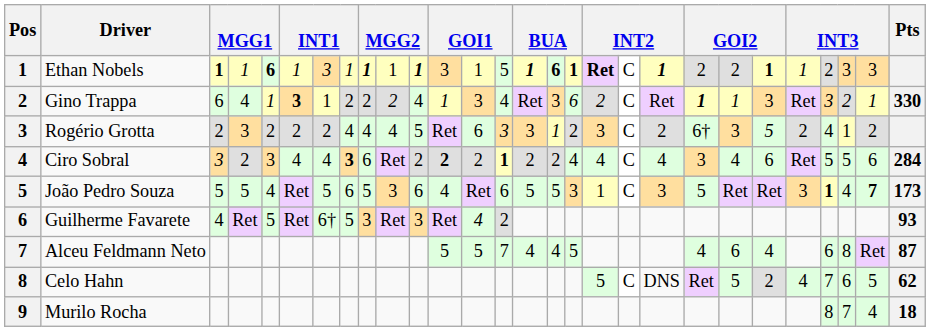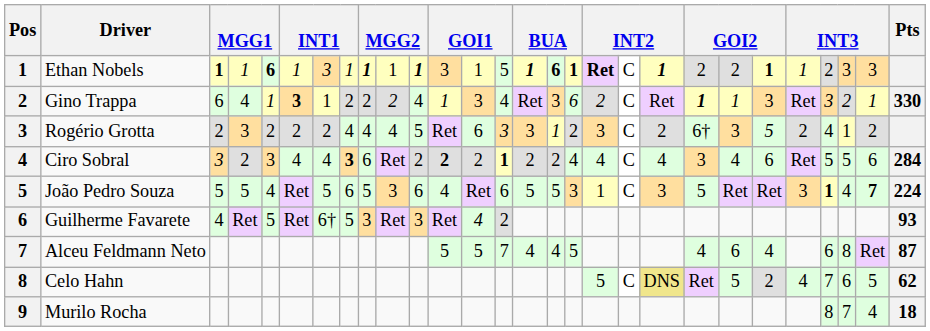(907, 190) 173 -> (907, 190) 224
(662, 281) no background -> (662, 281) khaki background
